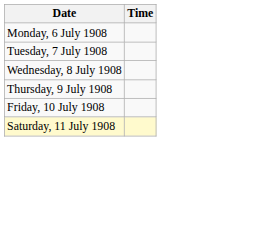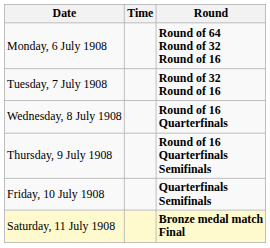+ column: (211, 13)
